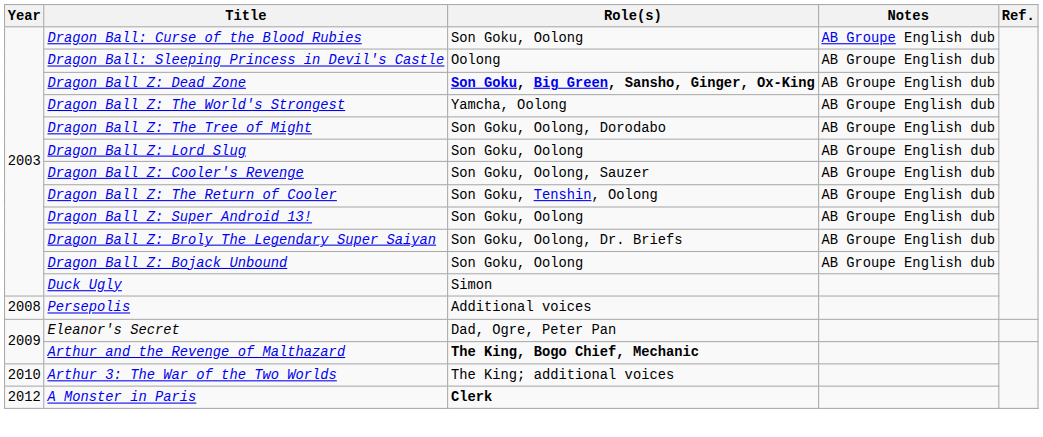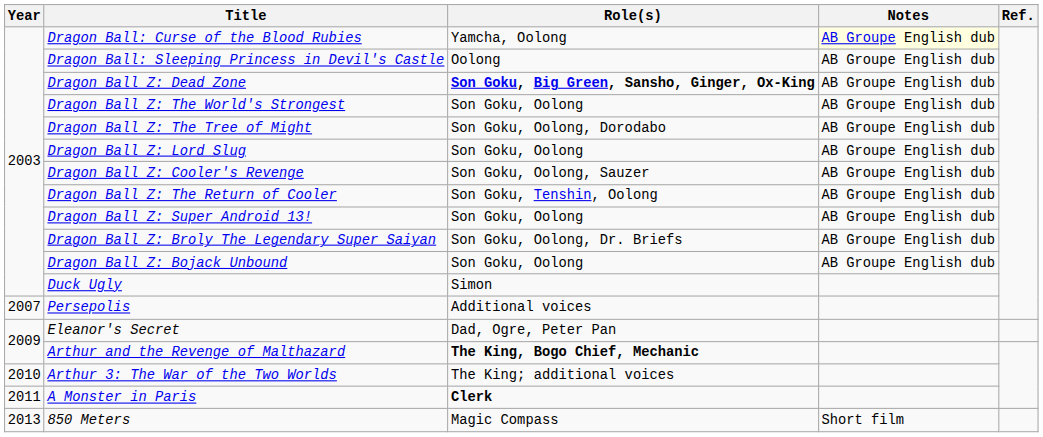(517, 38) Son Goku, Oolong -> (509, 38) Yamcha, Oolong
(908, 38) no background -> (908, 38) lightyellow background
(509, 106) Yamcha, Oolong -> (517, 106) Son Goku, Oolong
(24, 308) 2008 -> (24, 308) 2007
(24, 398) 2012 -> (24, 398) 2011
+ row: (89, 420)
